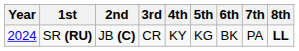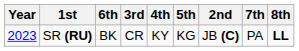columns swapped: (117, 14) <-> (229, 14)
(22, 35) 2024 -> (22, 35) 2023
